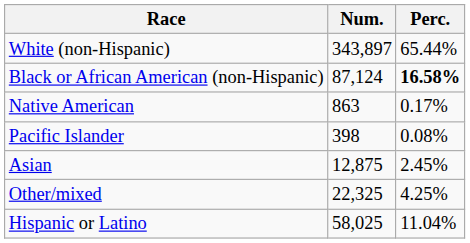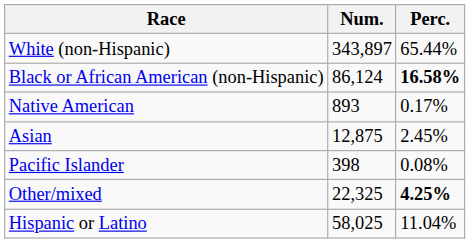(357, 77) 87,124 -> (357, 77) 86,124
(346, 106) 863 -> (346, 106) 893
rows swapped: (30, 164) <-> (66, 135)
(424, 194) normal -> (426, 194) bold
